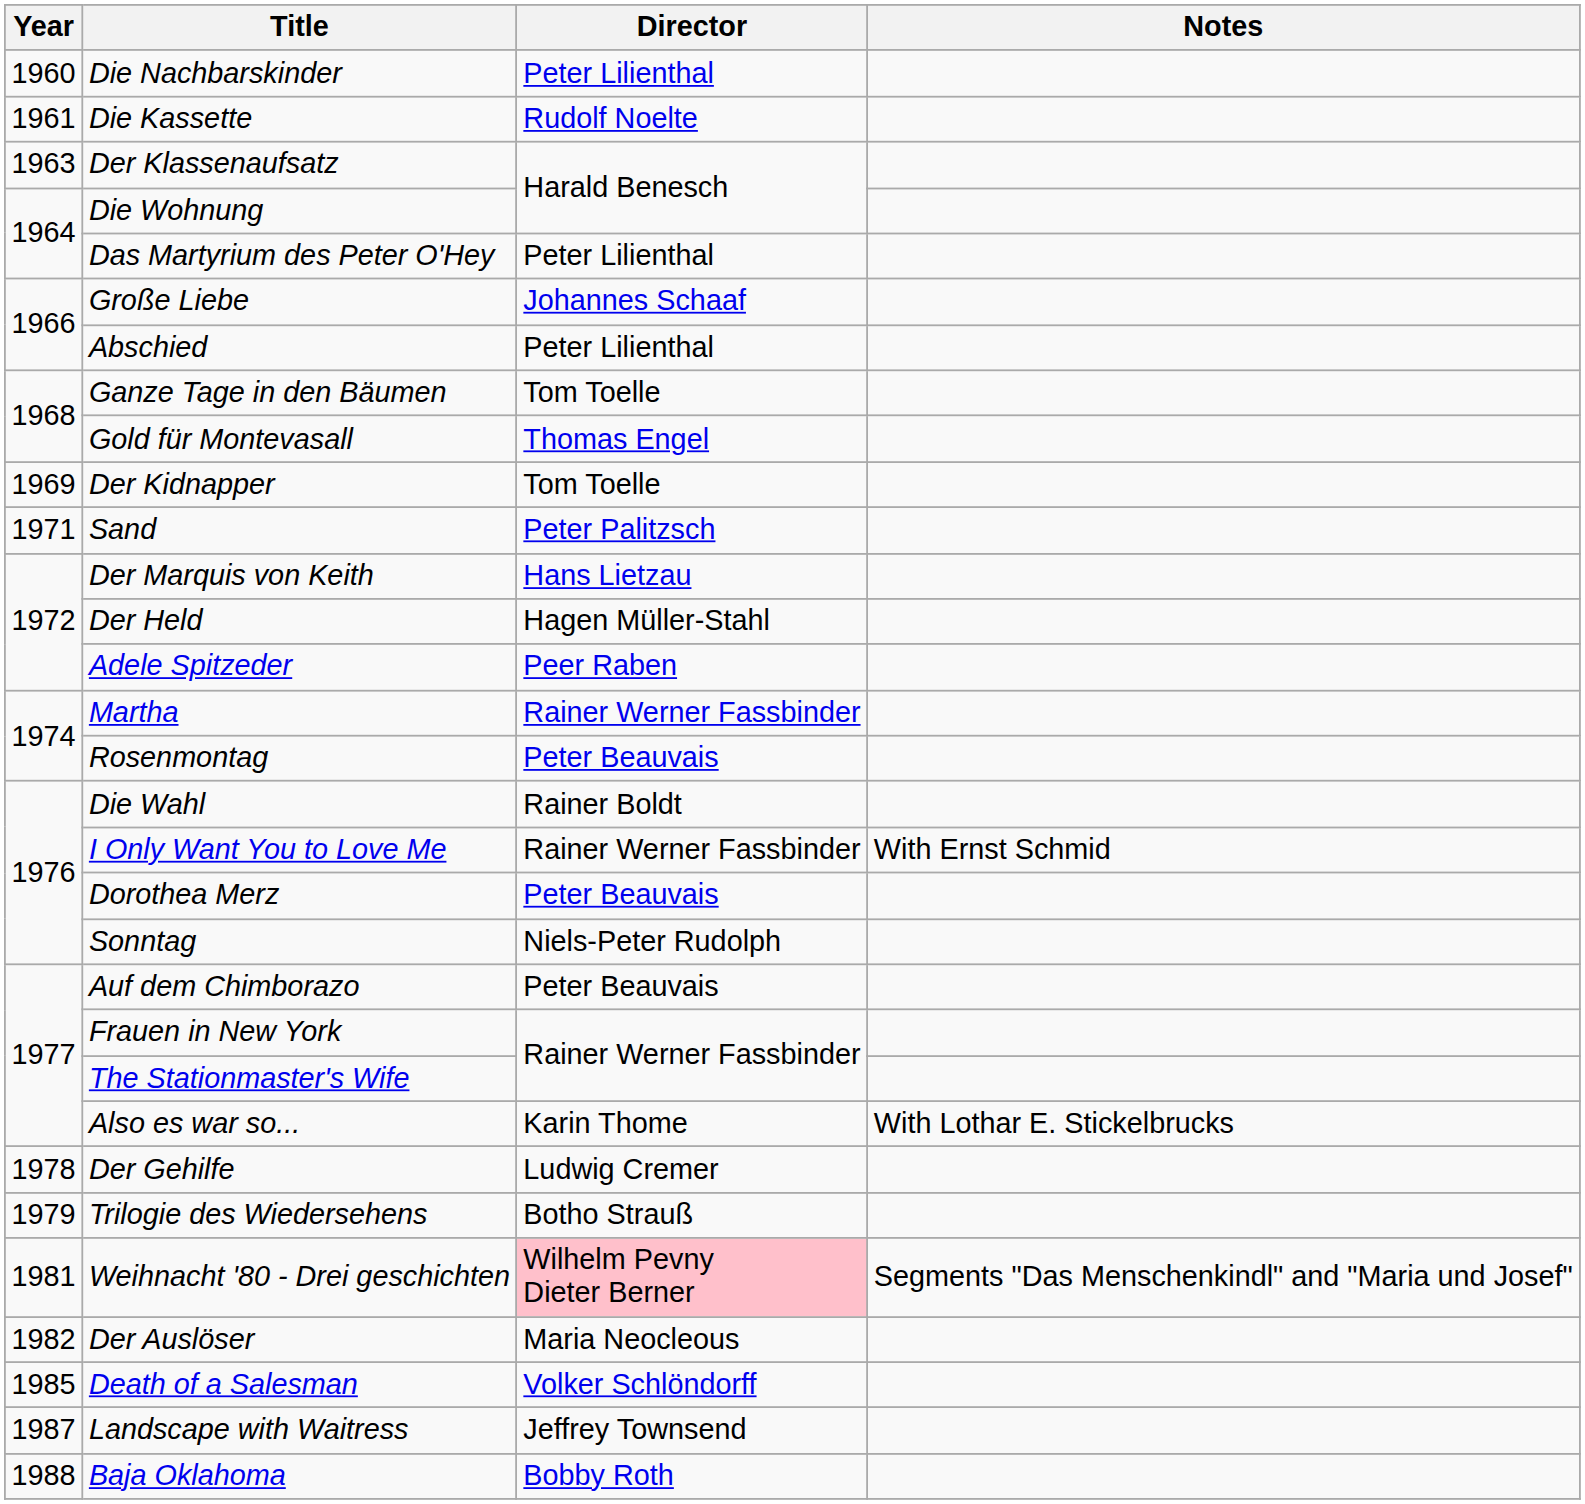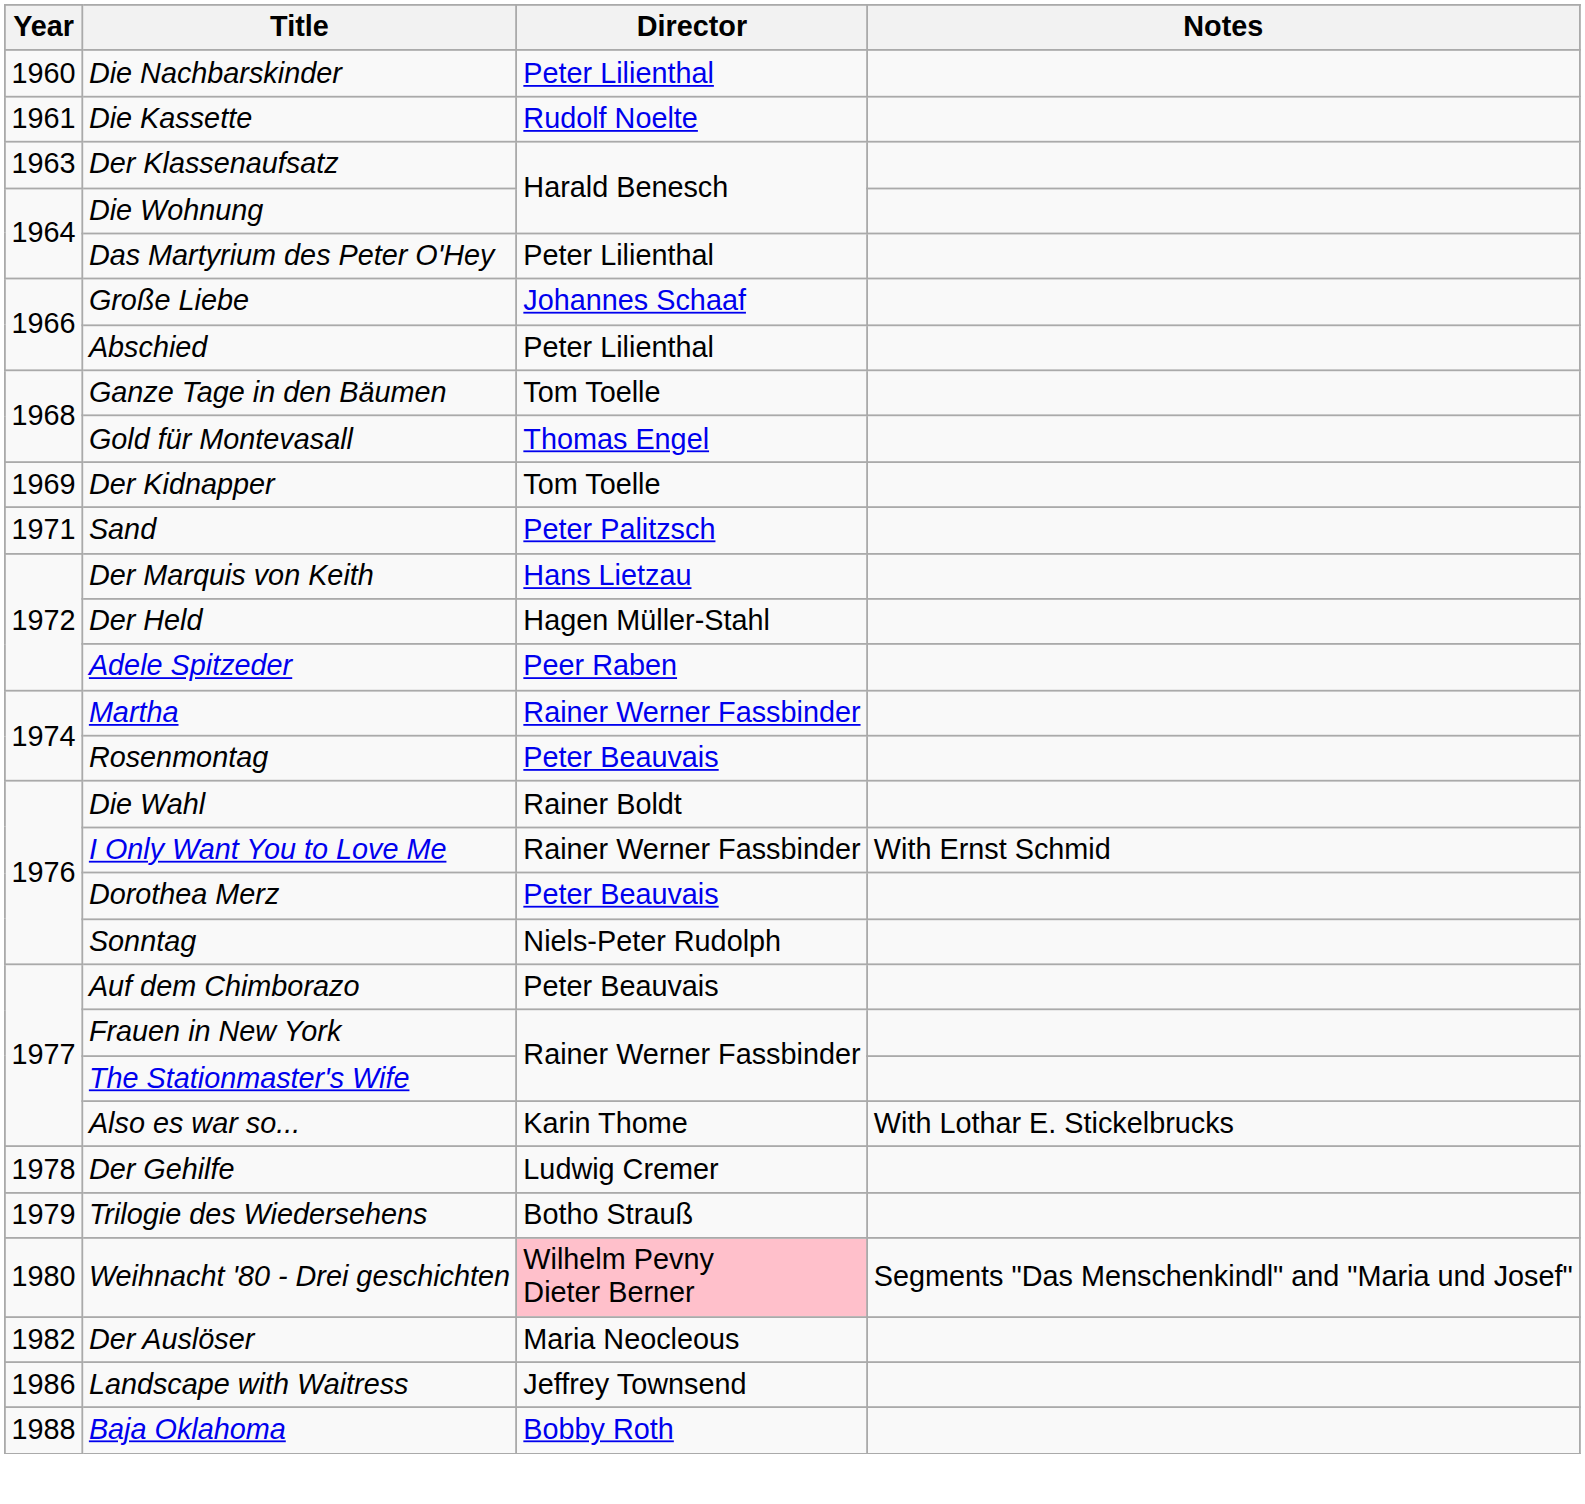(44, 1276) 1981 -> (44, 1276) 1980
- row: (223, 1384)
(44, 1429) 1987 -> (44, 1384) 1986
